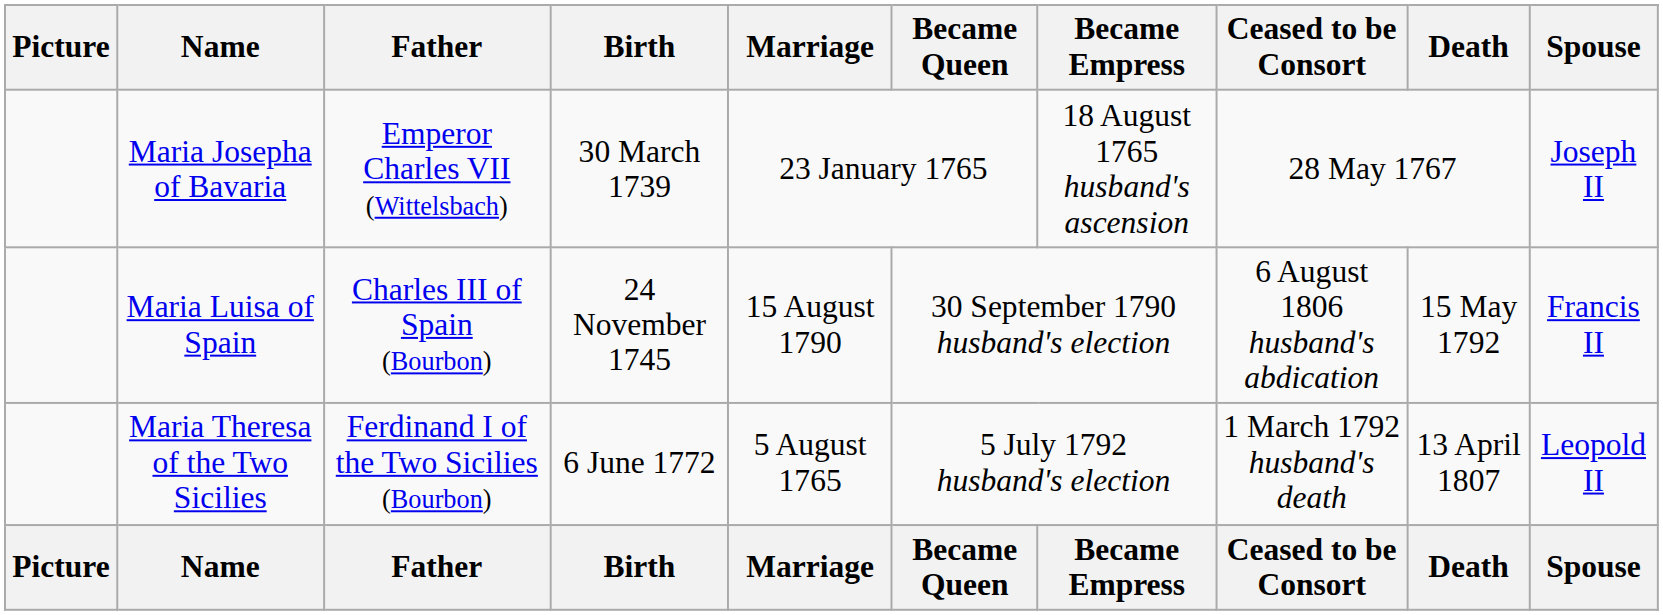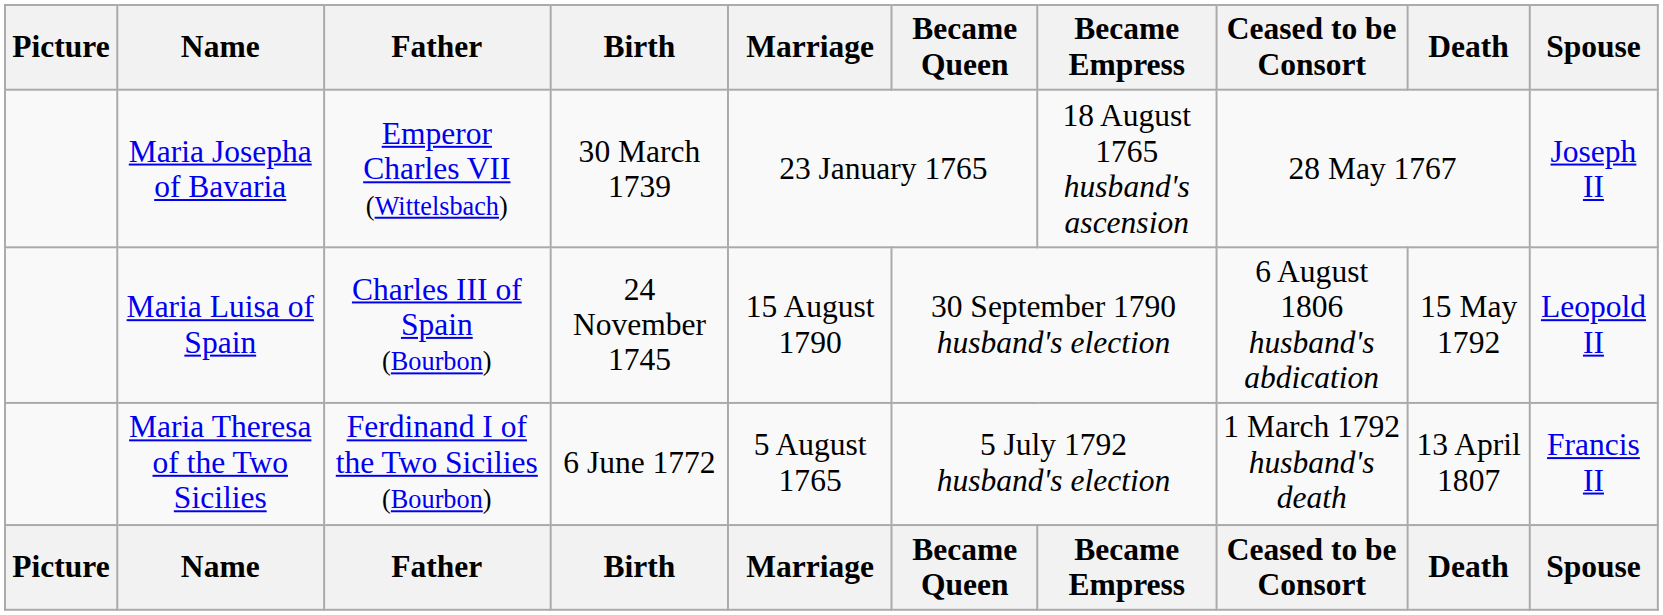(1593, 324) Francis II -> (1593, 324) Leopold II
(1593, 463) Leopold II -> (1593, 463) Francis II
